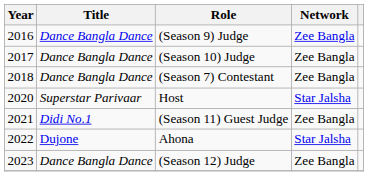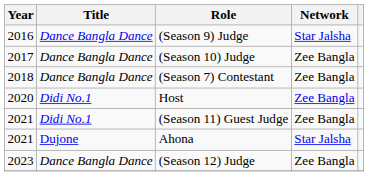(324, 35) Zee Bangla -> (323, 35) Star Jalsha
(91, 98) Superstar Parivaar -> (66, 98) Didi No.1
(323, 98) Star Jalsha -> (324, 98) Zee Bangla
(21, 139) 2022 -> (21, 139) 2021
